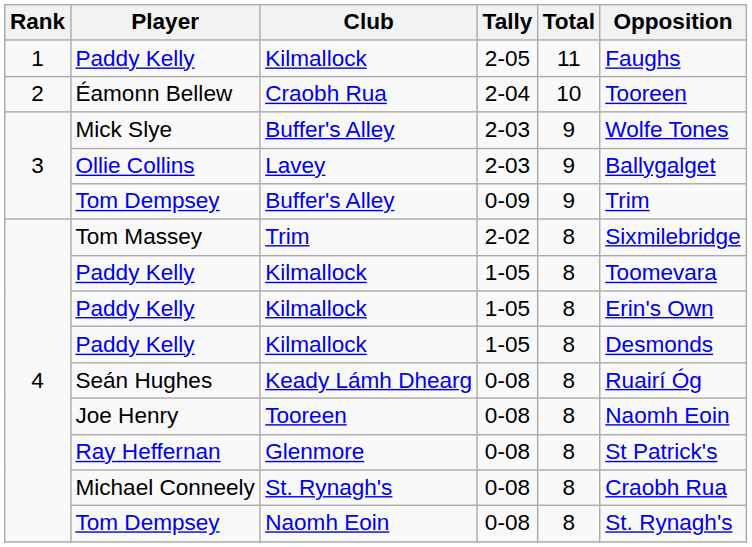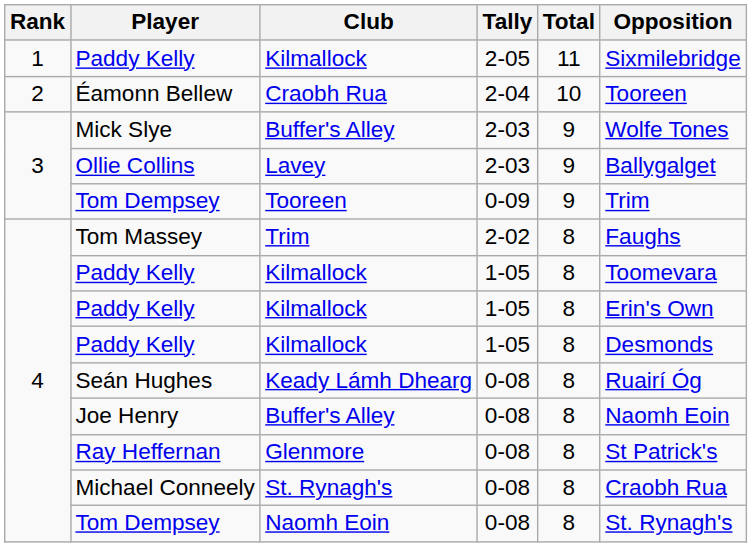(643, 58) Faughs -> (673, 58) Sixmilebridge
(330, 201) Buffer's Alley -> (306, 201) Tooreen
(673, 237) Sixmilebridge -> (643, 237) Faughs
(306, 415) Tooreen -> (330, 415) Buffer's Alley
